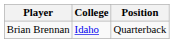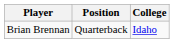columns swapped: (140, 13) <-> (92, 13)
